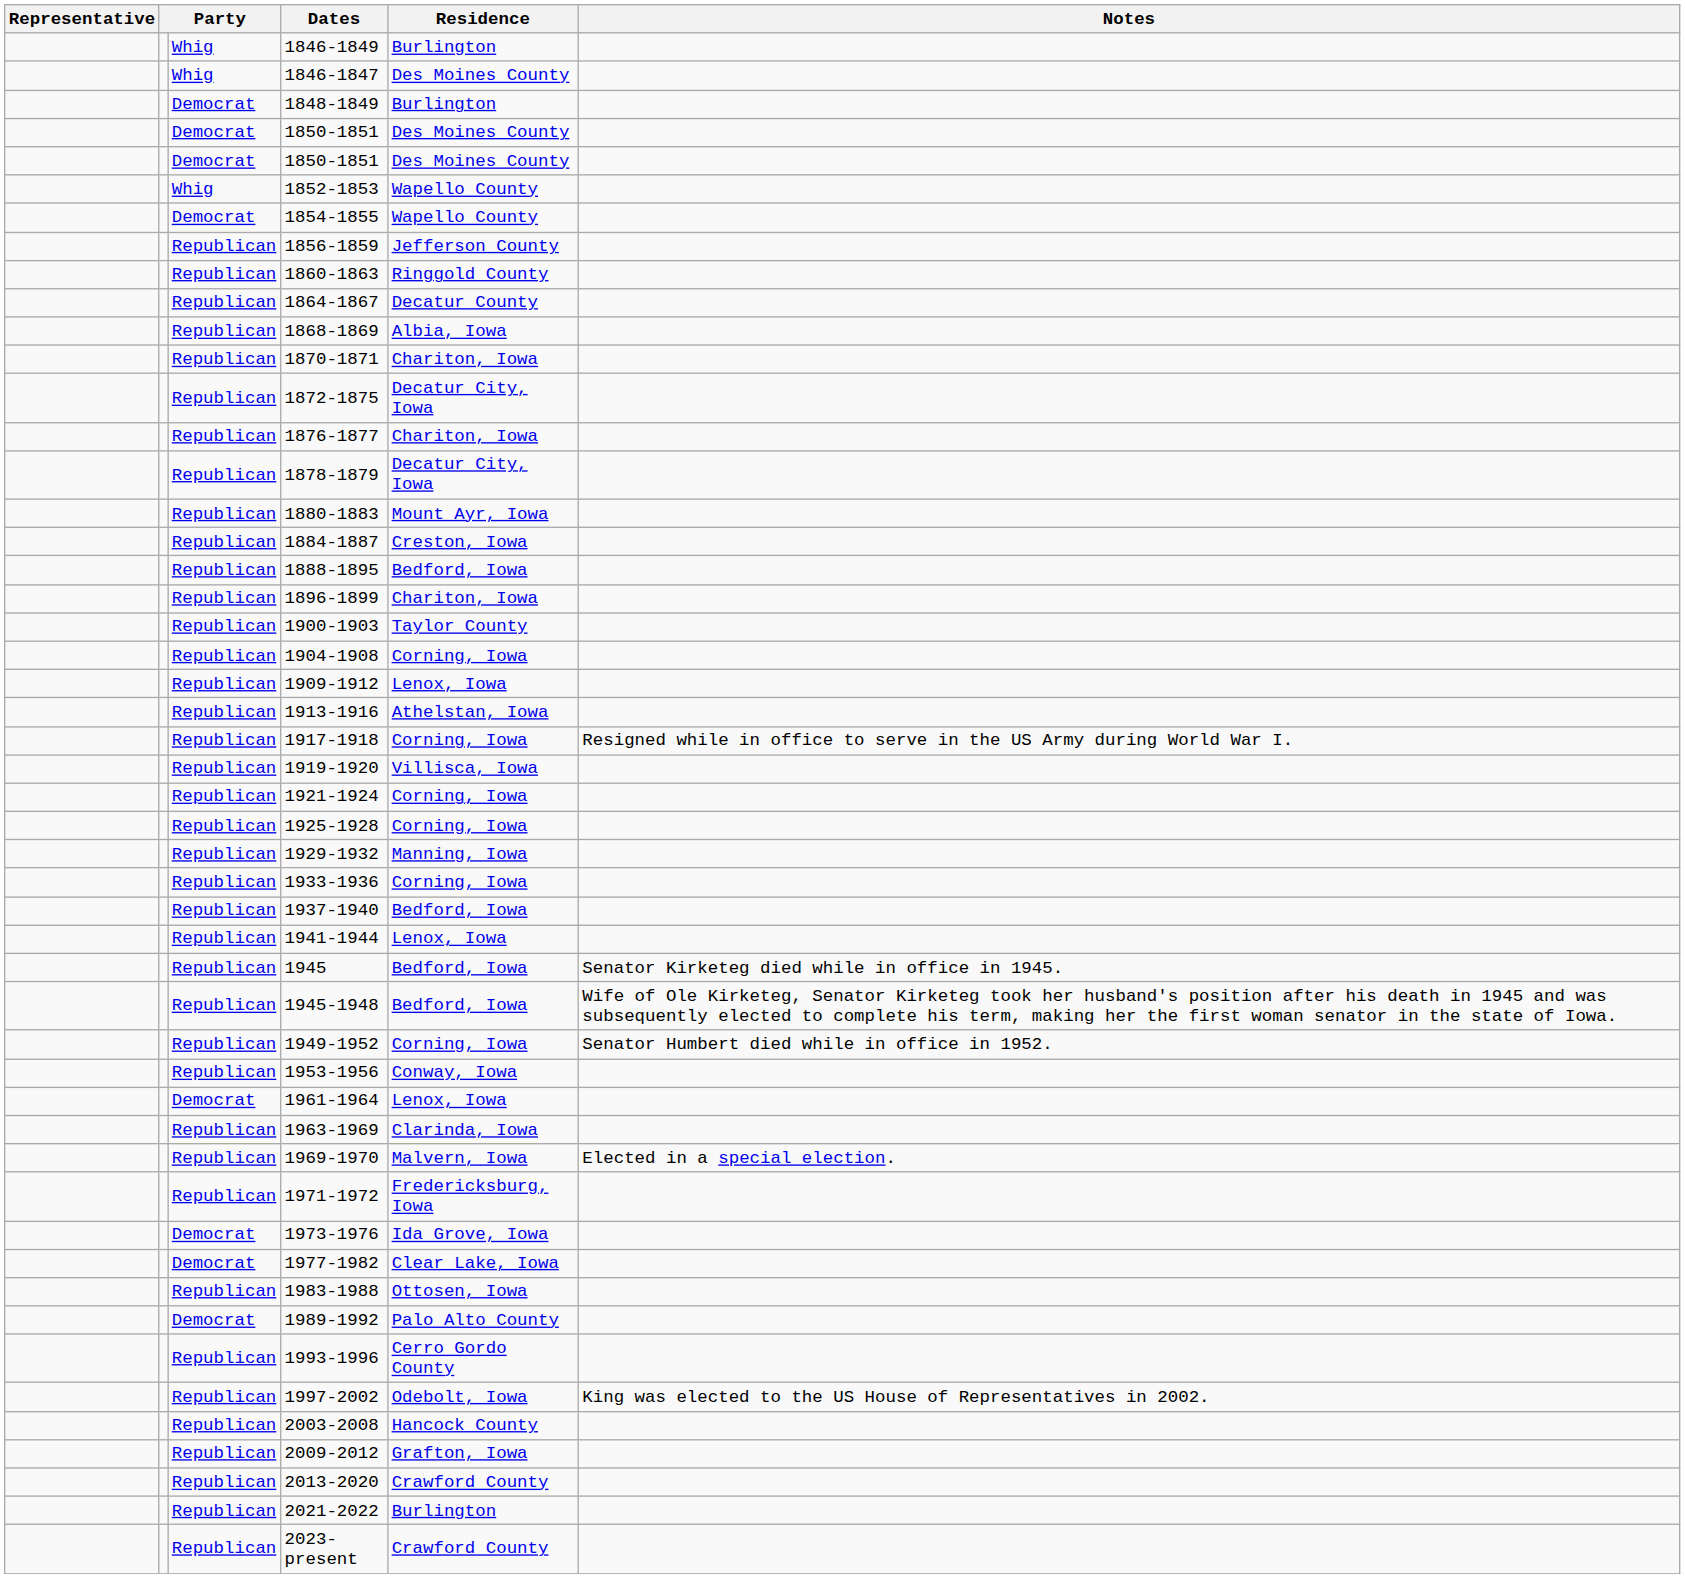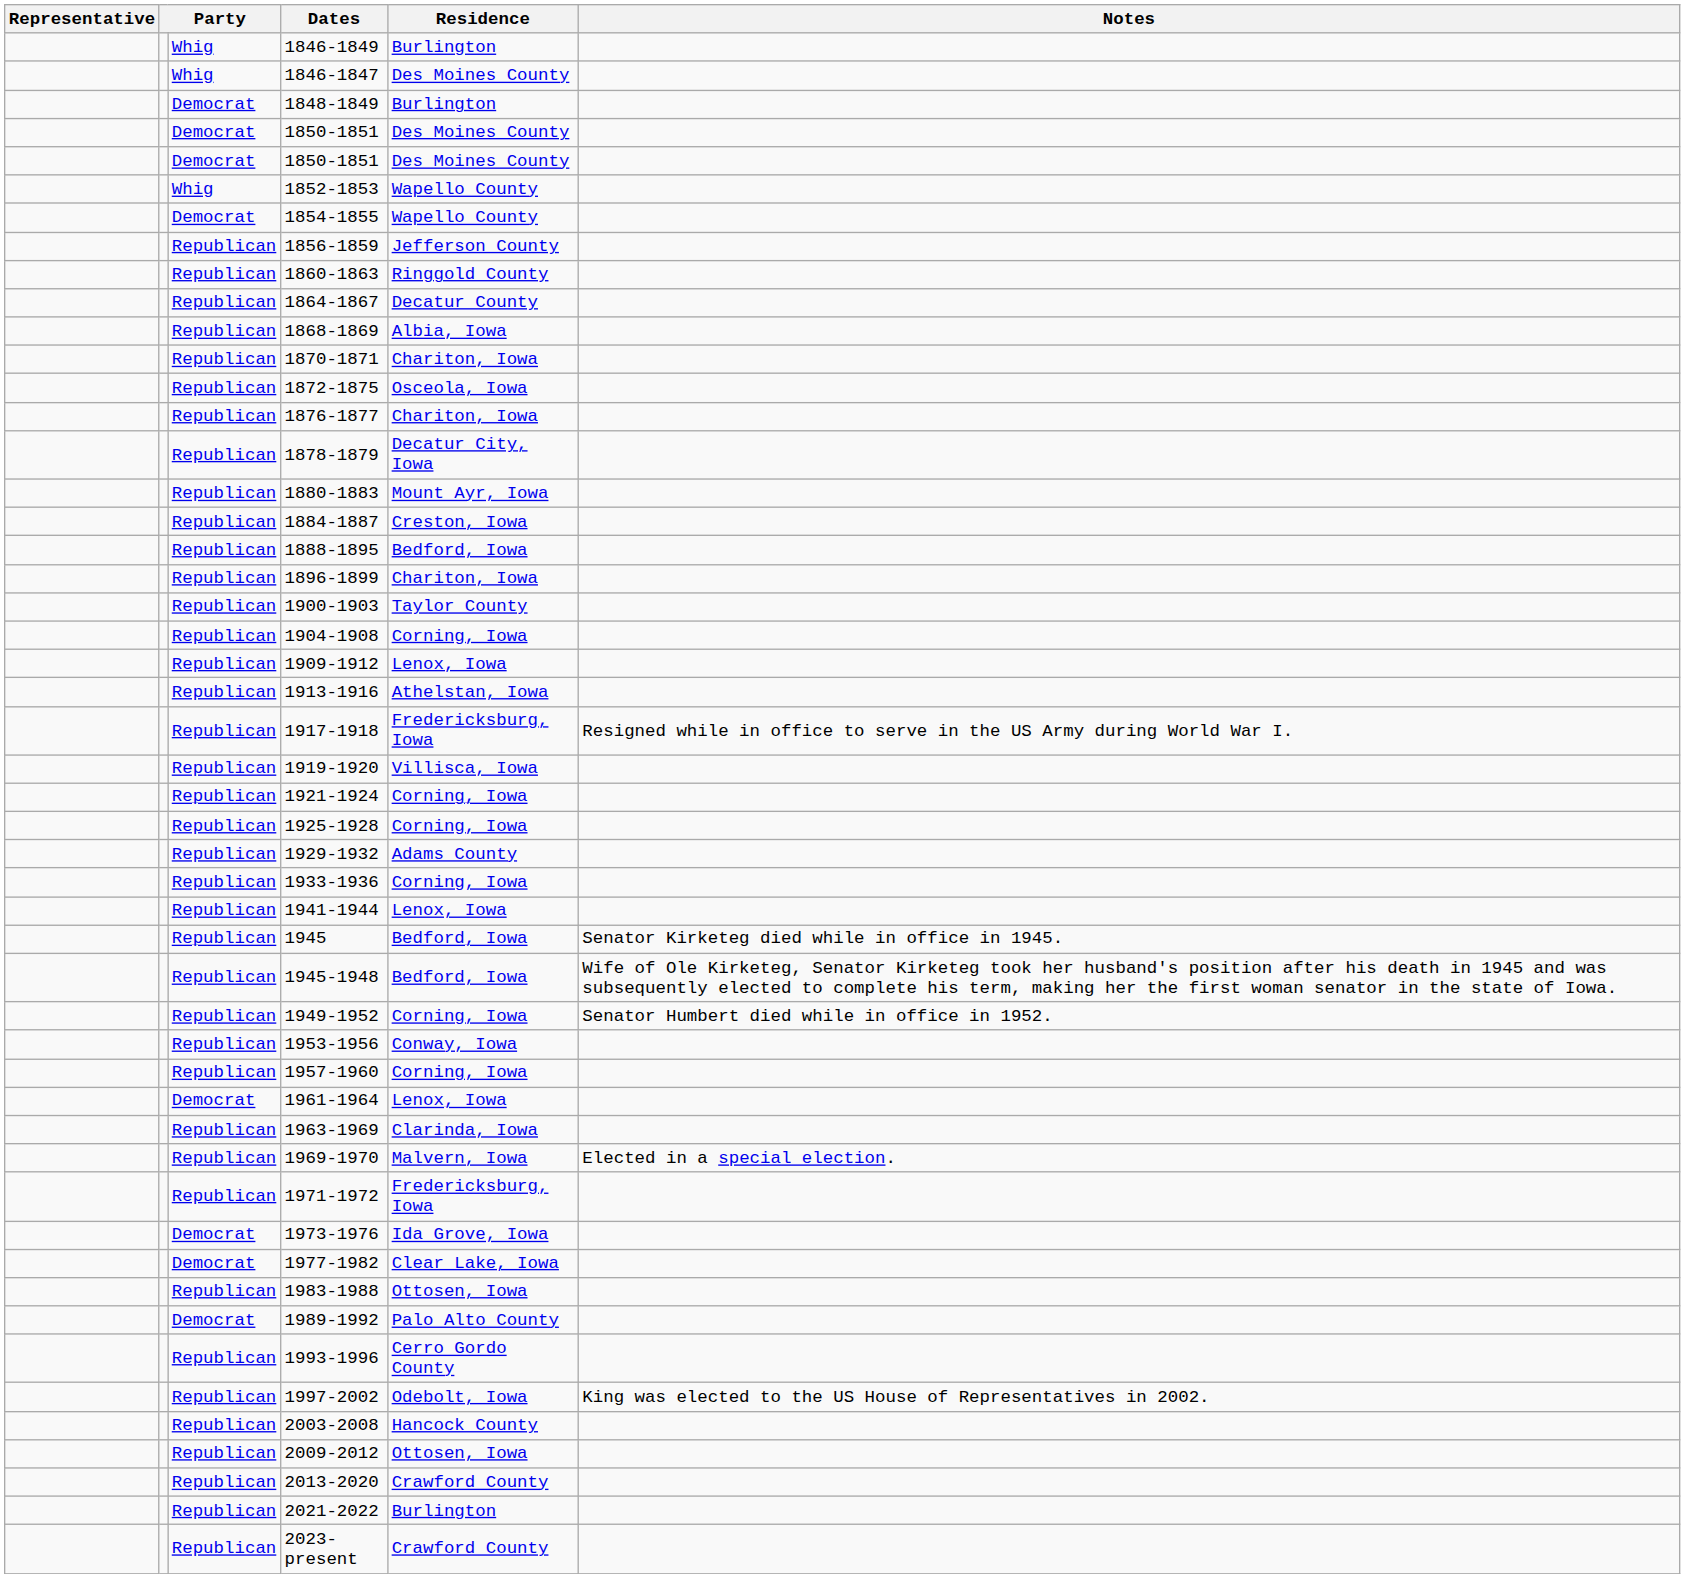(460, 398) Decatur City, Iowa -> (460, 388) Osceola, Iowa
(460, 740) Corning, Iowa -> (470, 730) Fredericksburg, Iowa
(460, 854) Manning, Iowa -> (454, 854) Adams County
- row: (224, 911)
+ row: (224, 1073)
(460, 1454) Grafton, Iowa -> (460, 1454) Ottosen, Iowa
